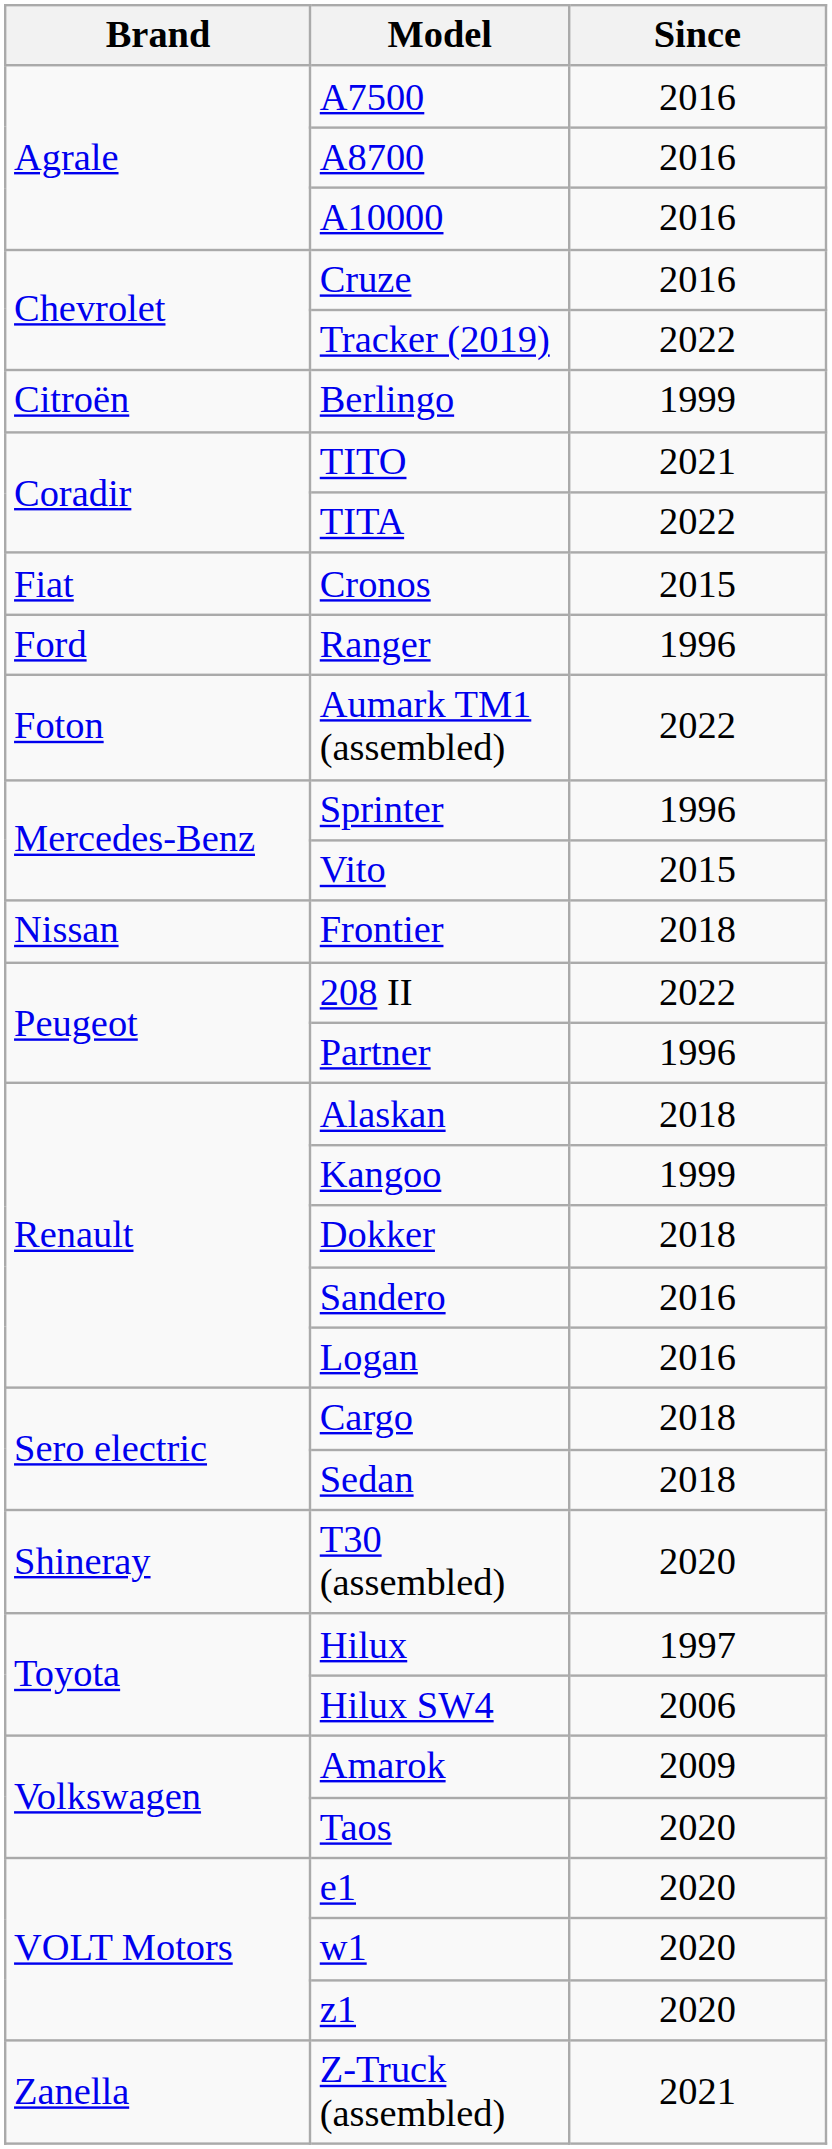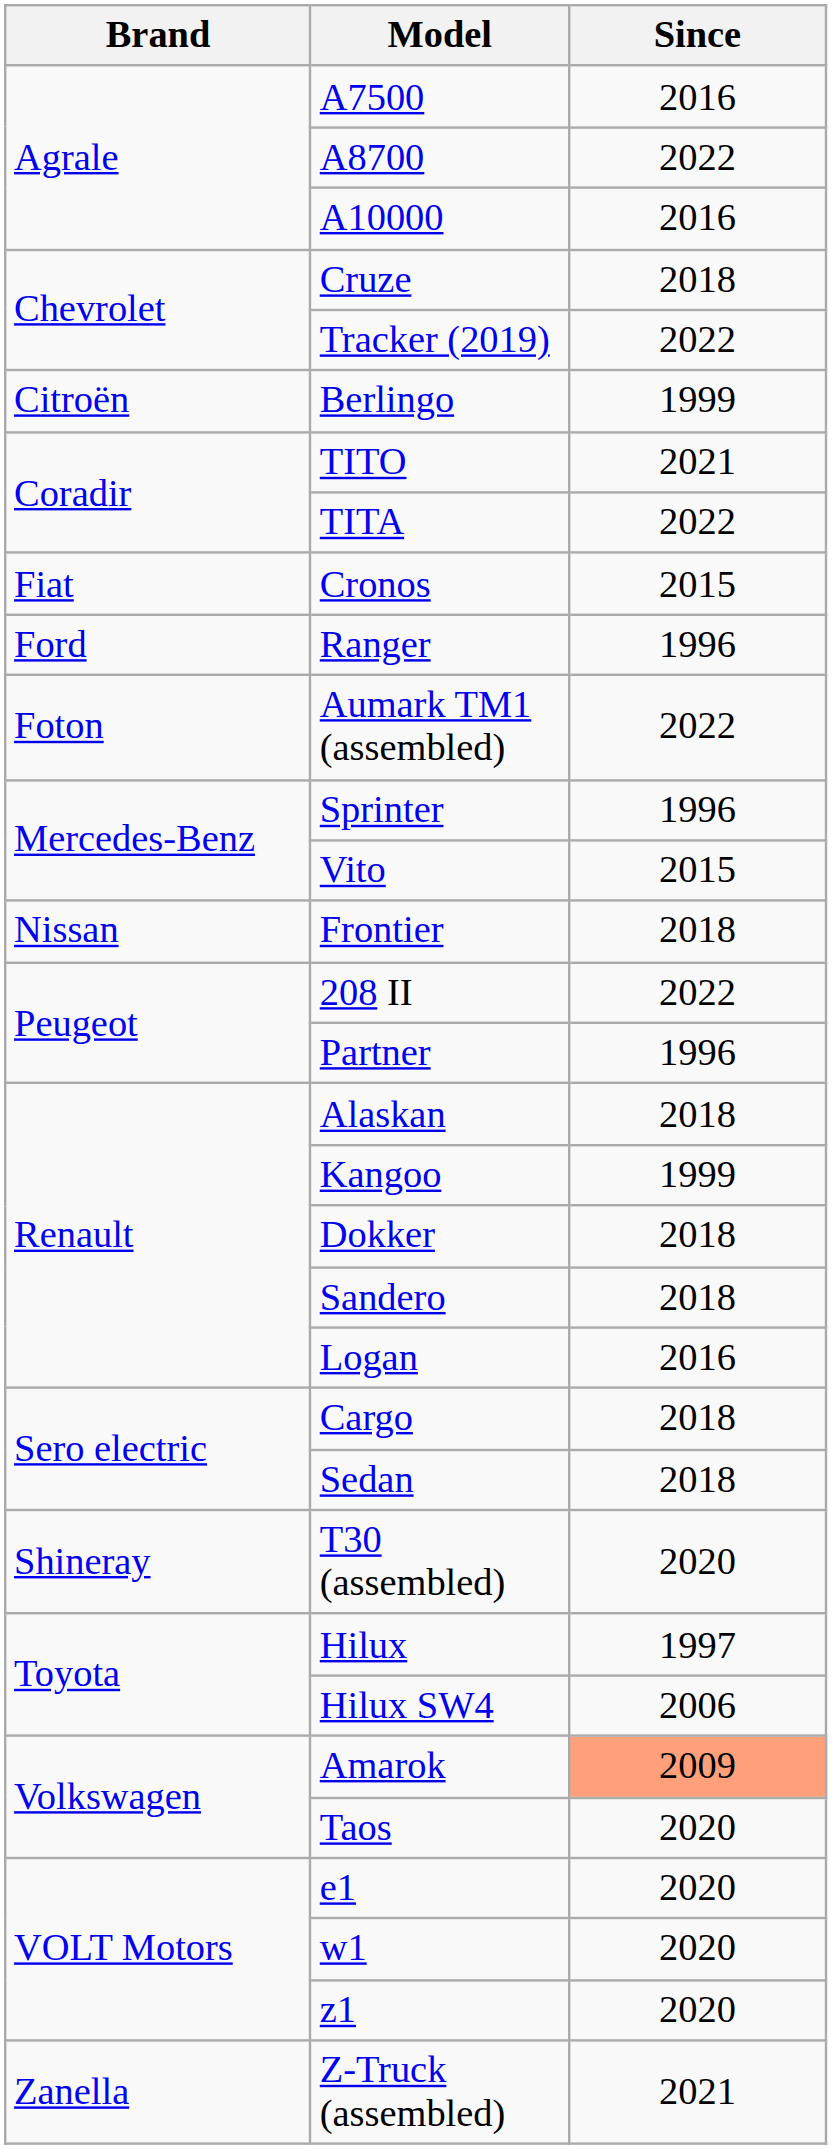(697, 156) 2016 -> (697, 156) 2022
(697, 278) 2016 -> (697, 278) 2018
(697, 1296) 2016 -> (697, 1296) 2018
(697, 1765) no background -> (697, 1765) lightsalmon background
